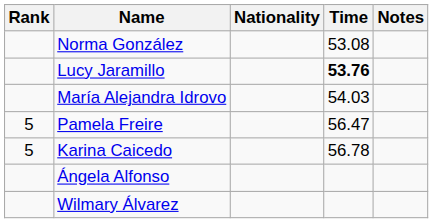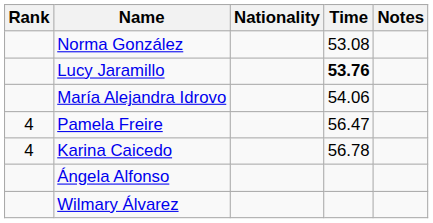(349, 97) 54.03 -> (349, 97) 54.06
(29, 124) 5 -> (29, 124) 4
(29, 151) 5 -> (29, 151) 4
